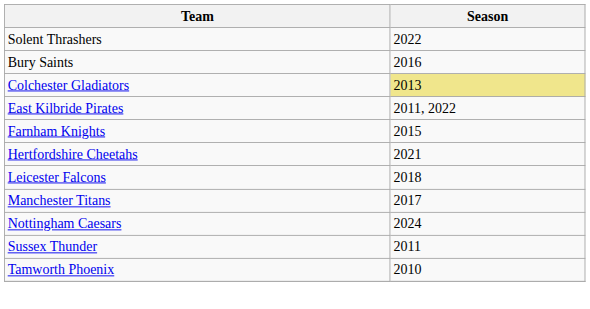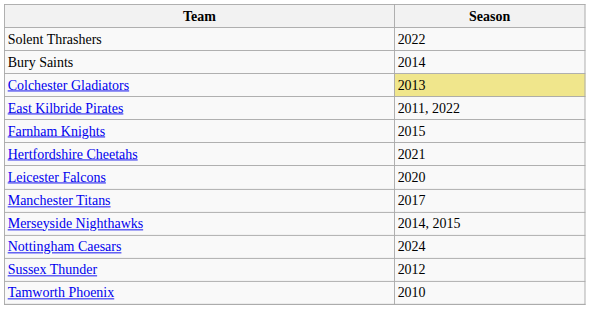(408, 62) 2016 -> (412, 62) 2014
(408, 177) 2018 -> (412, 177) 2020
+ row: (75, 223)
(407, 246) 2011 -> (412, 269) 2012
